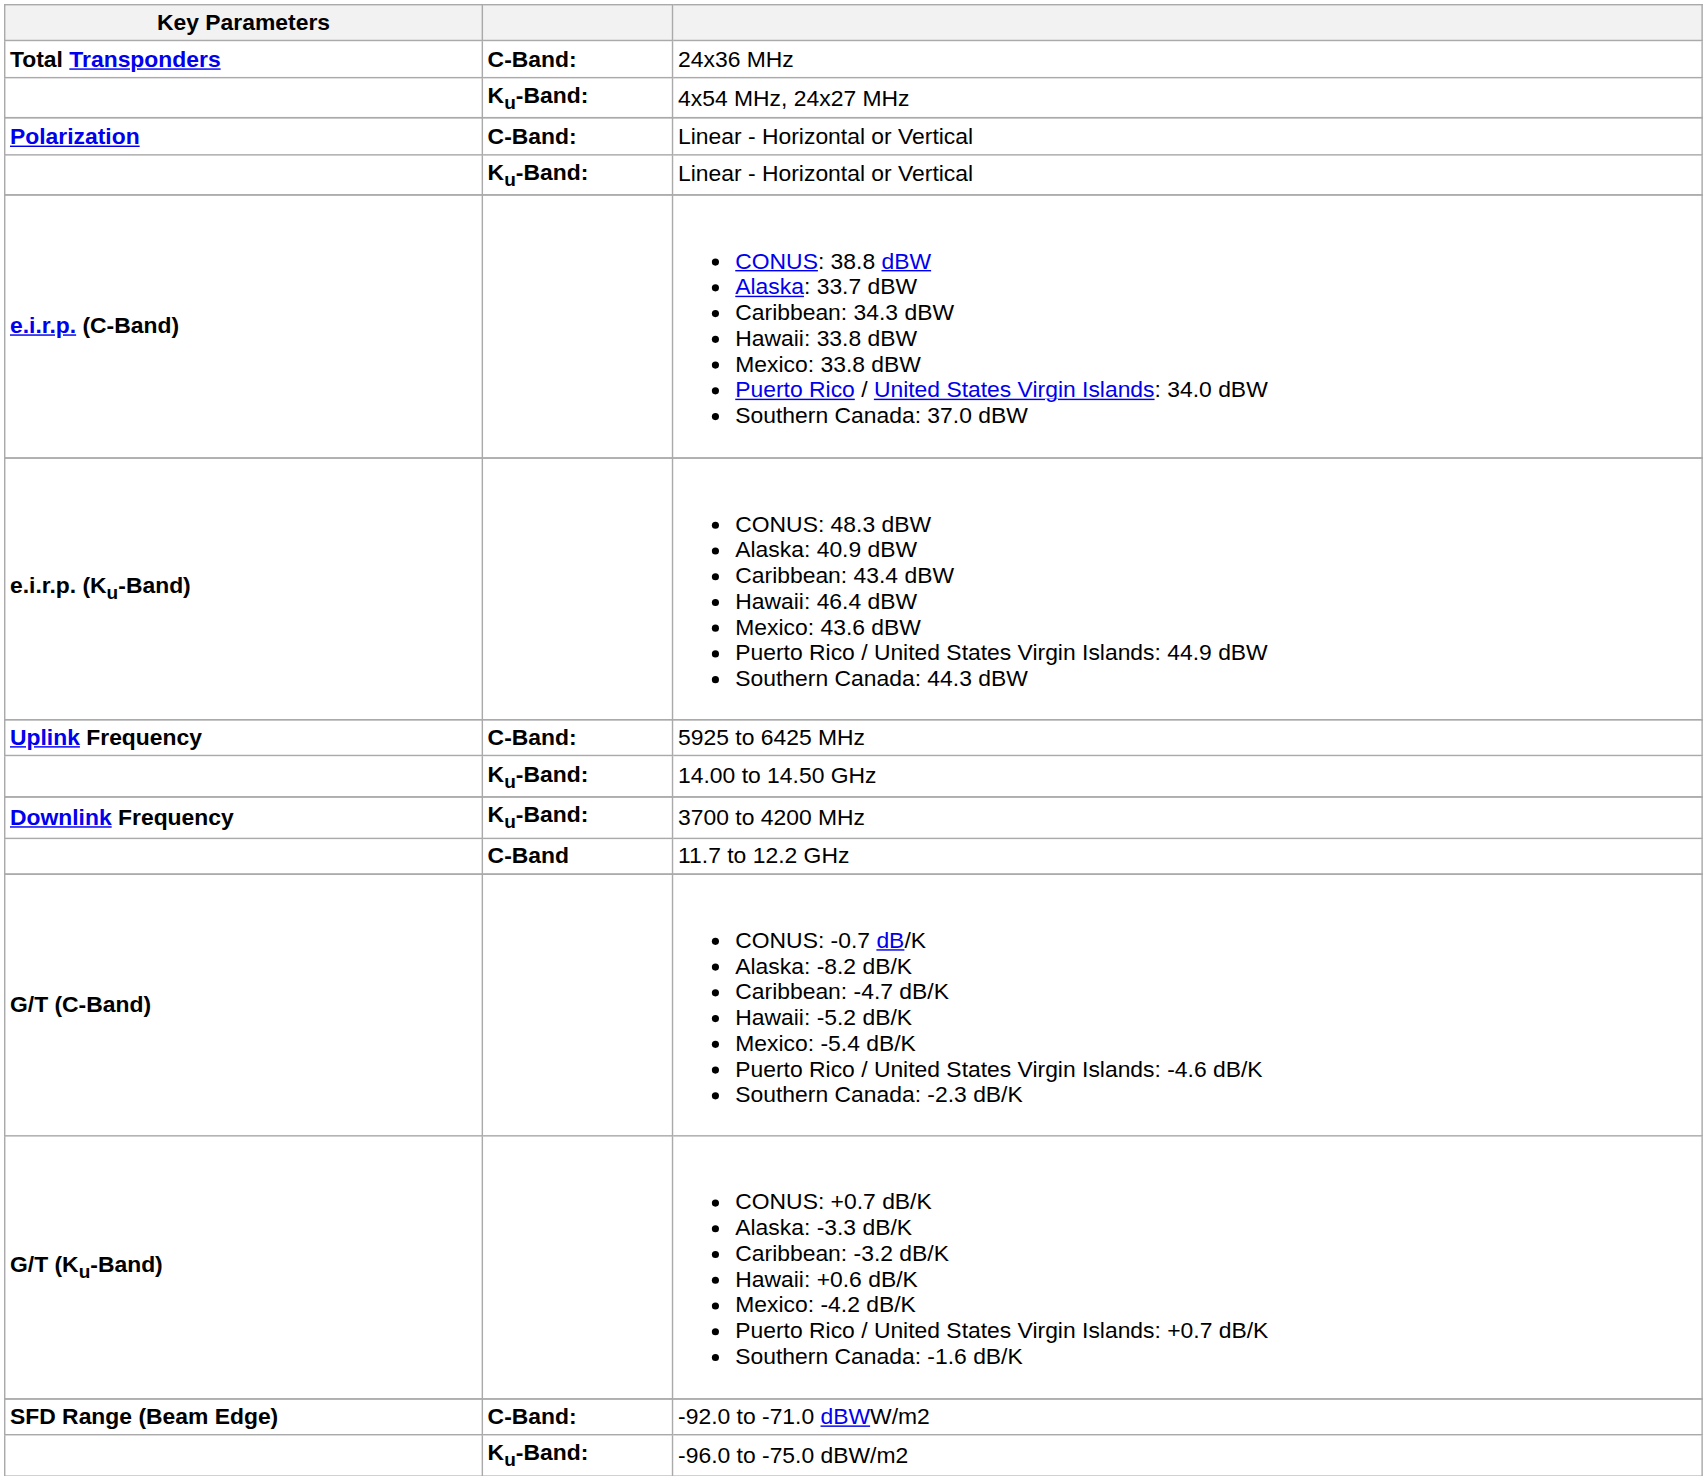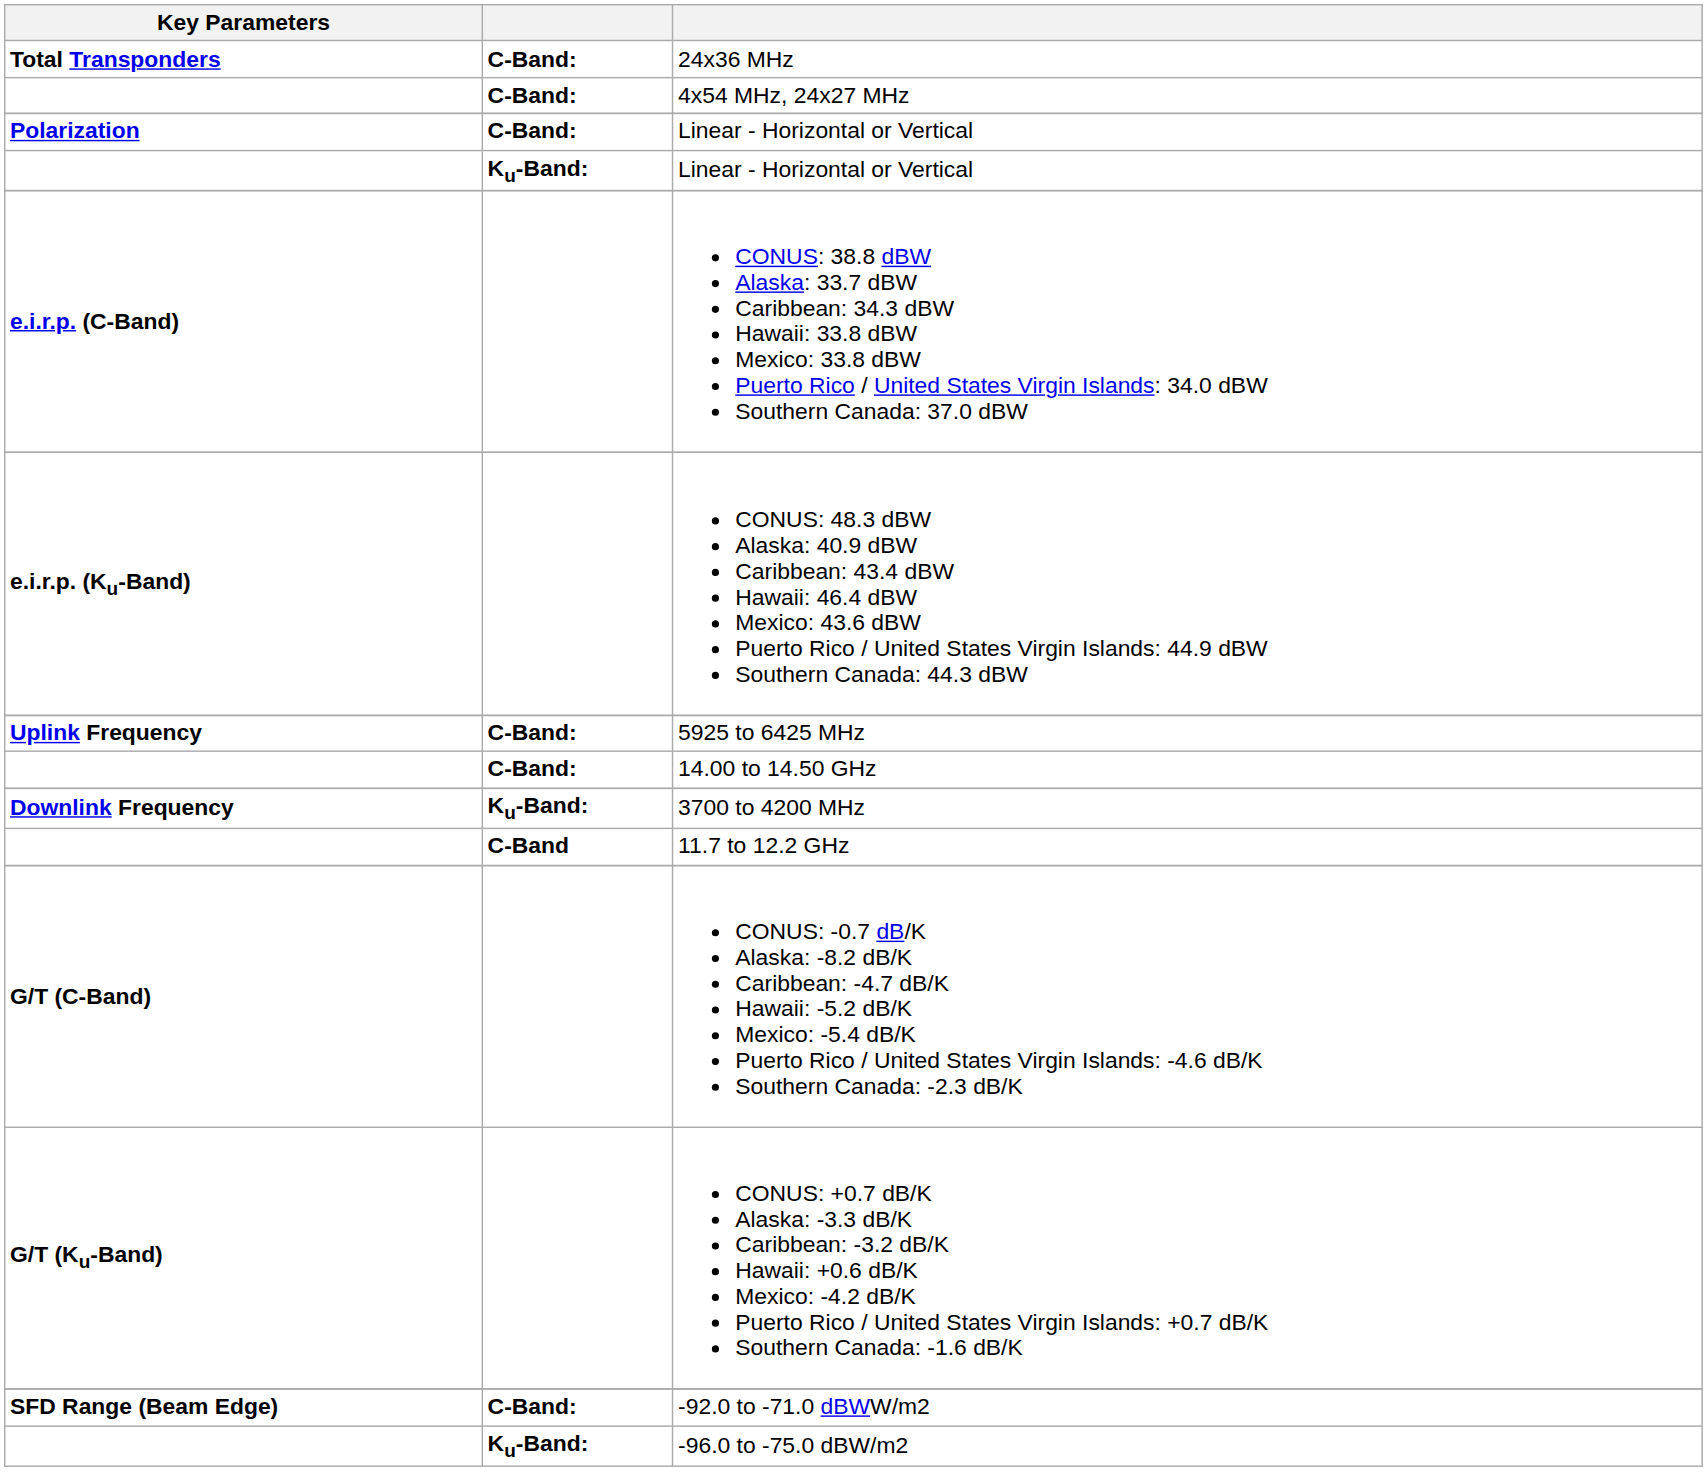(538, 98) Ku-Band: -> (532, 95) C-Band:
(538, 776) Ku-Band: -> (532, 769) C-Band:
